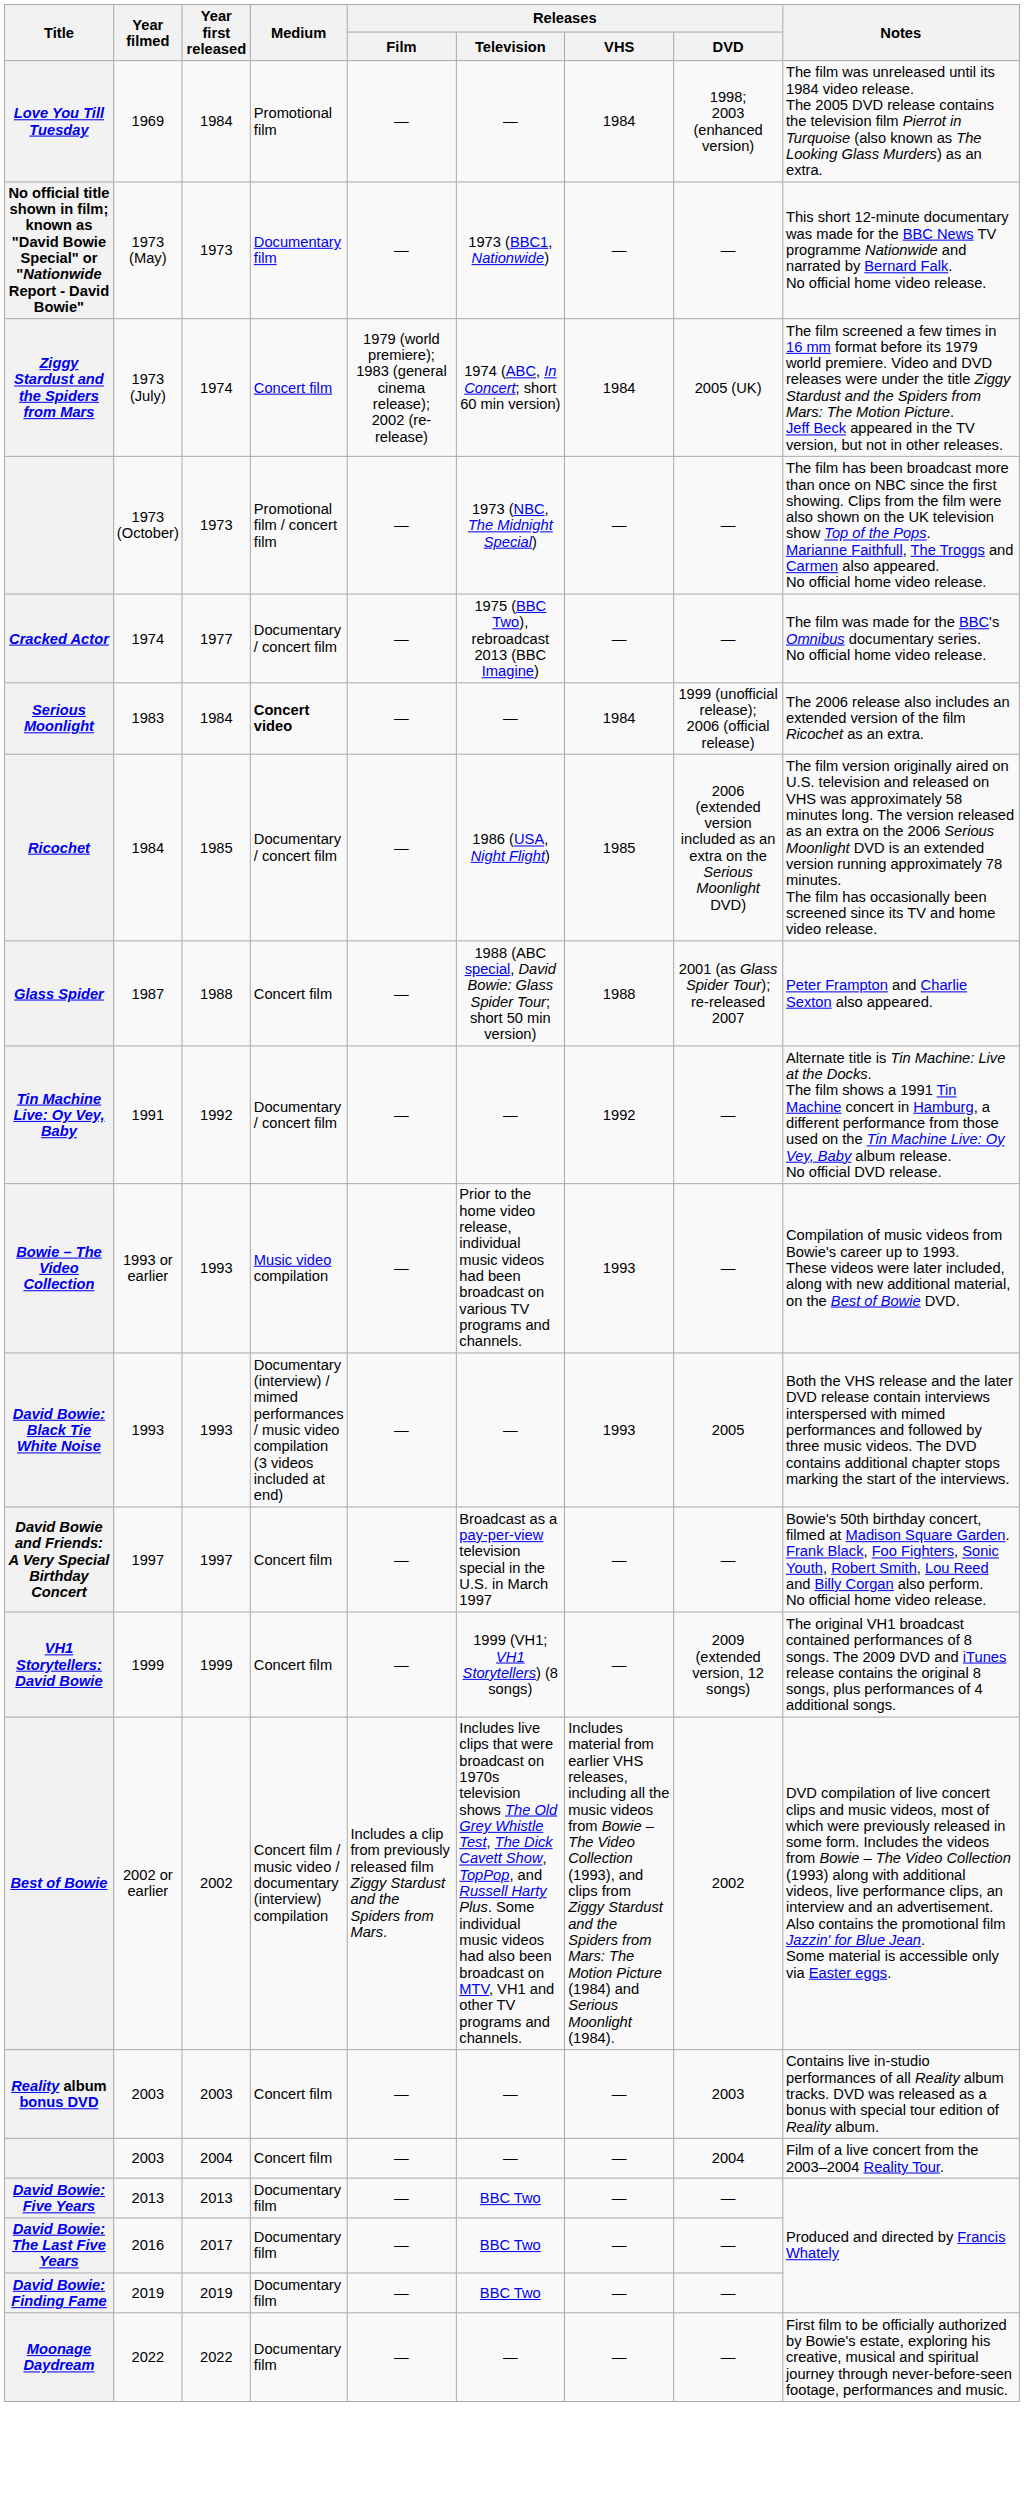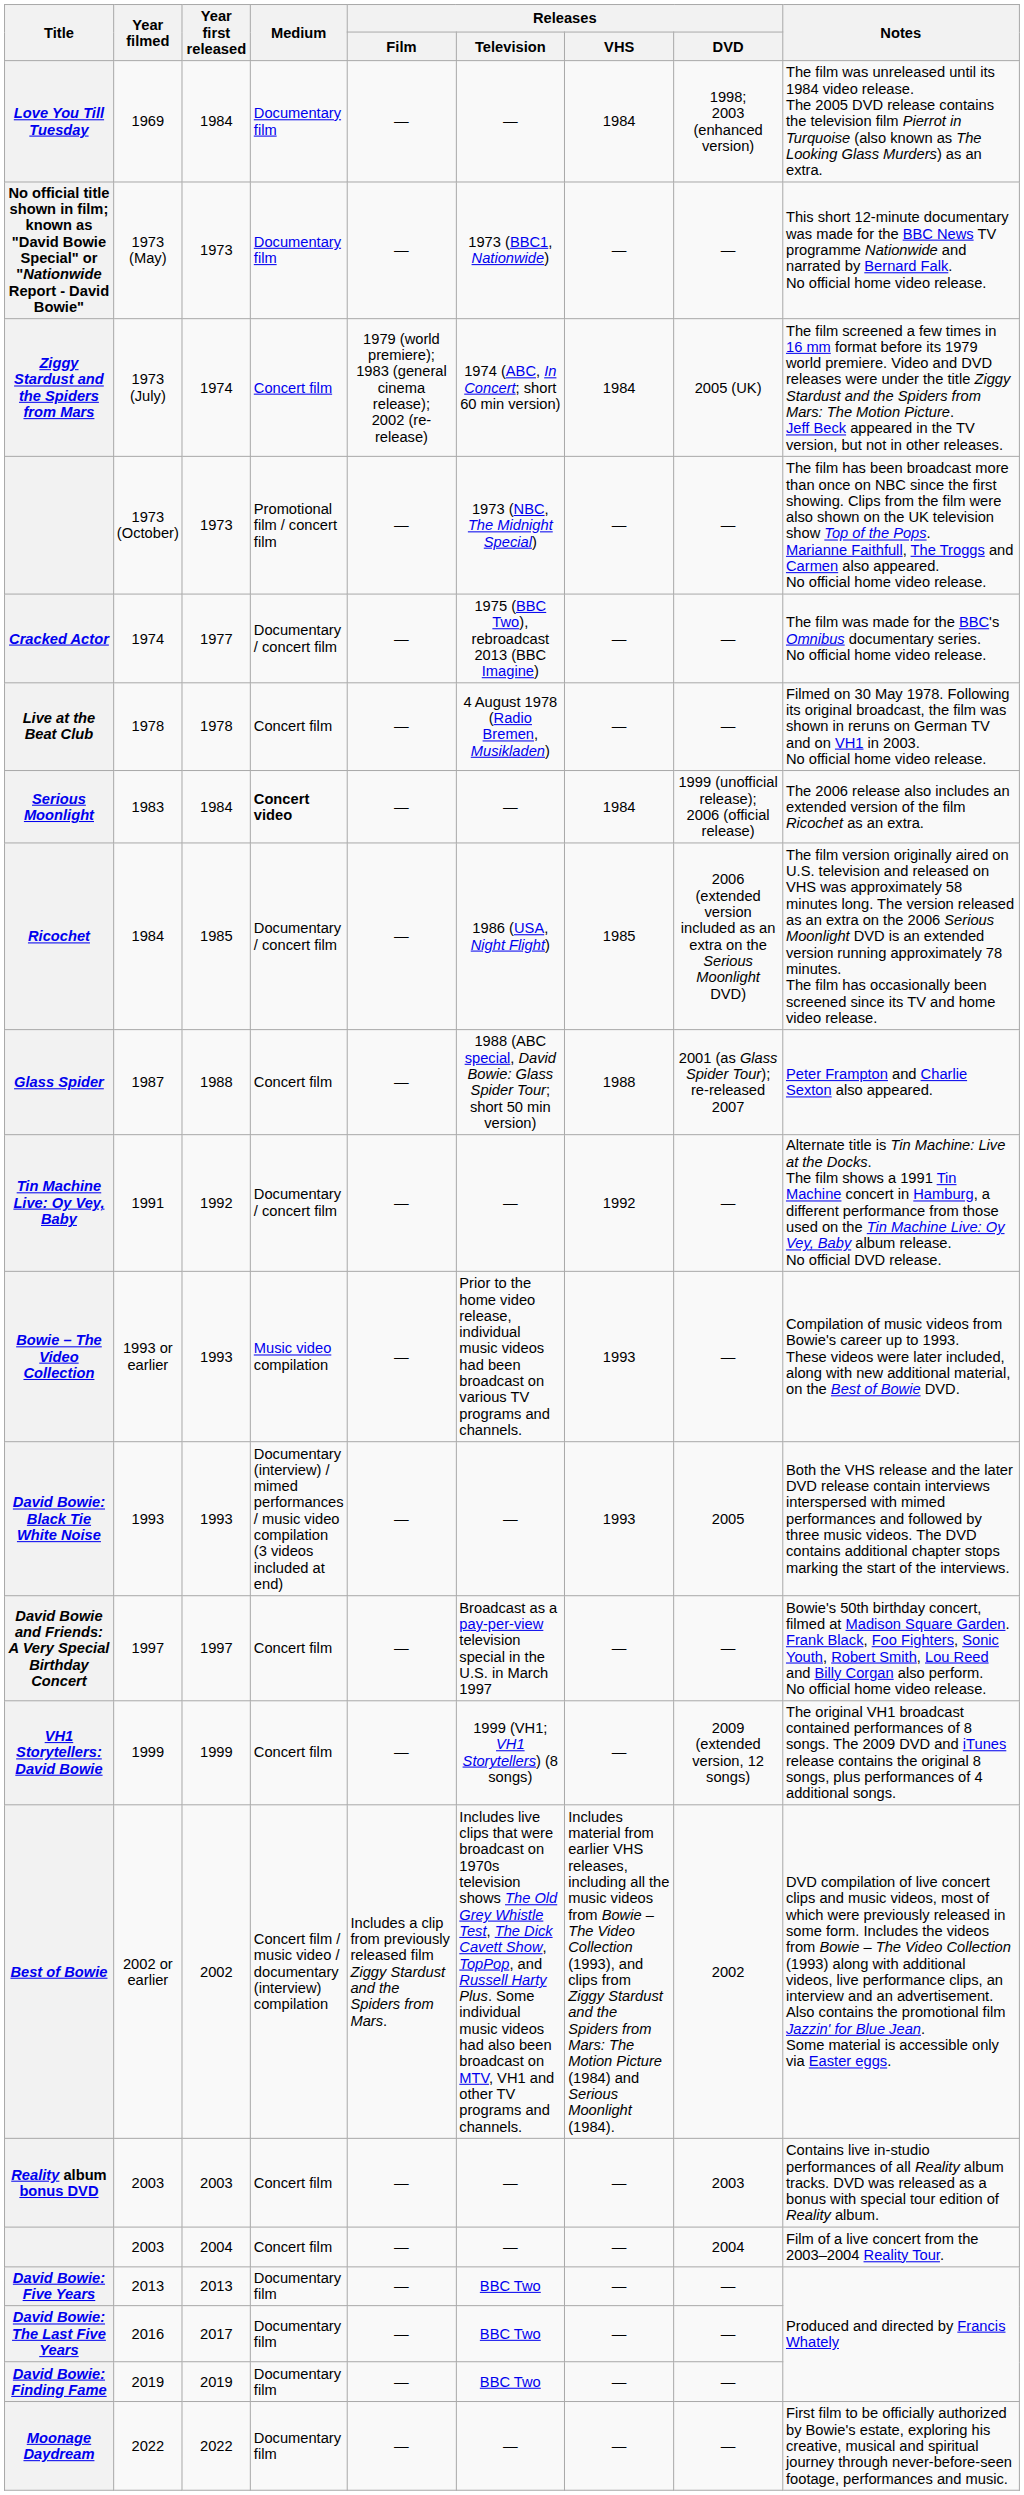(293, 121) Promotional film -> (297, 121) Documentary film
+ row: (59, 727)
